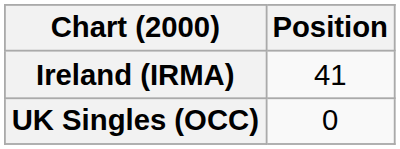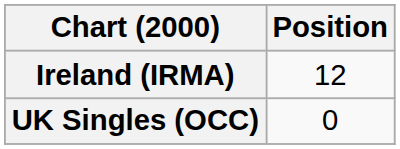(330, 74) 41 -> (330, 74) 12
